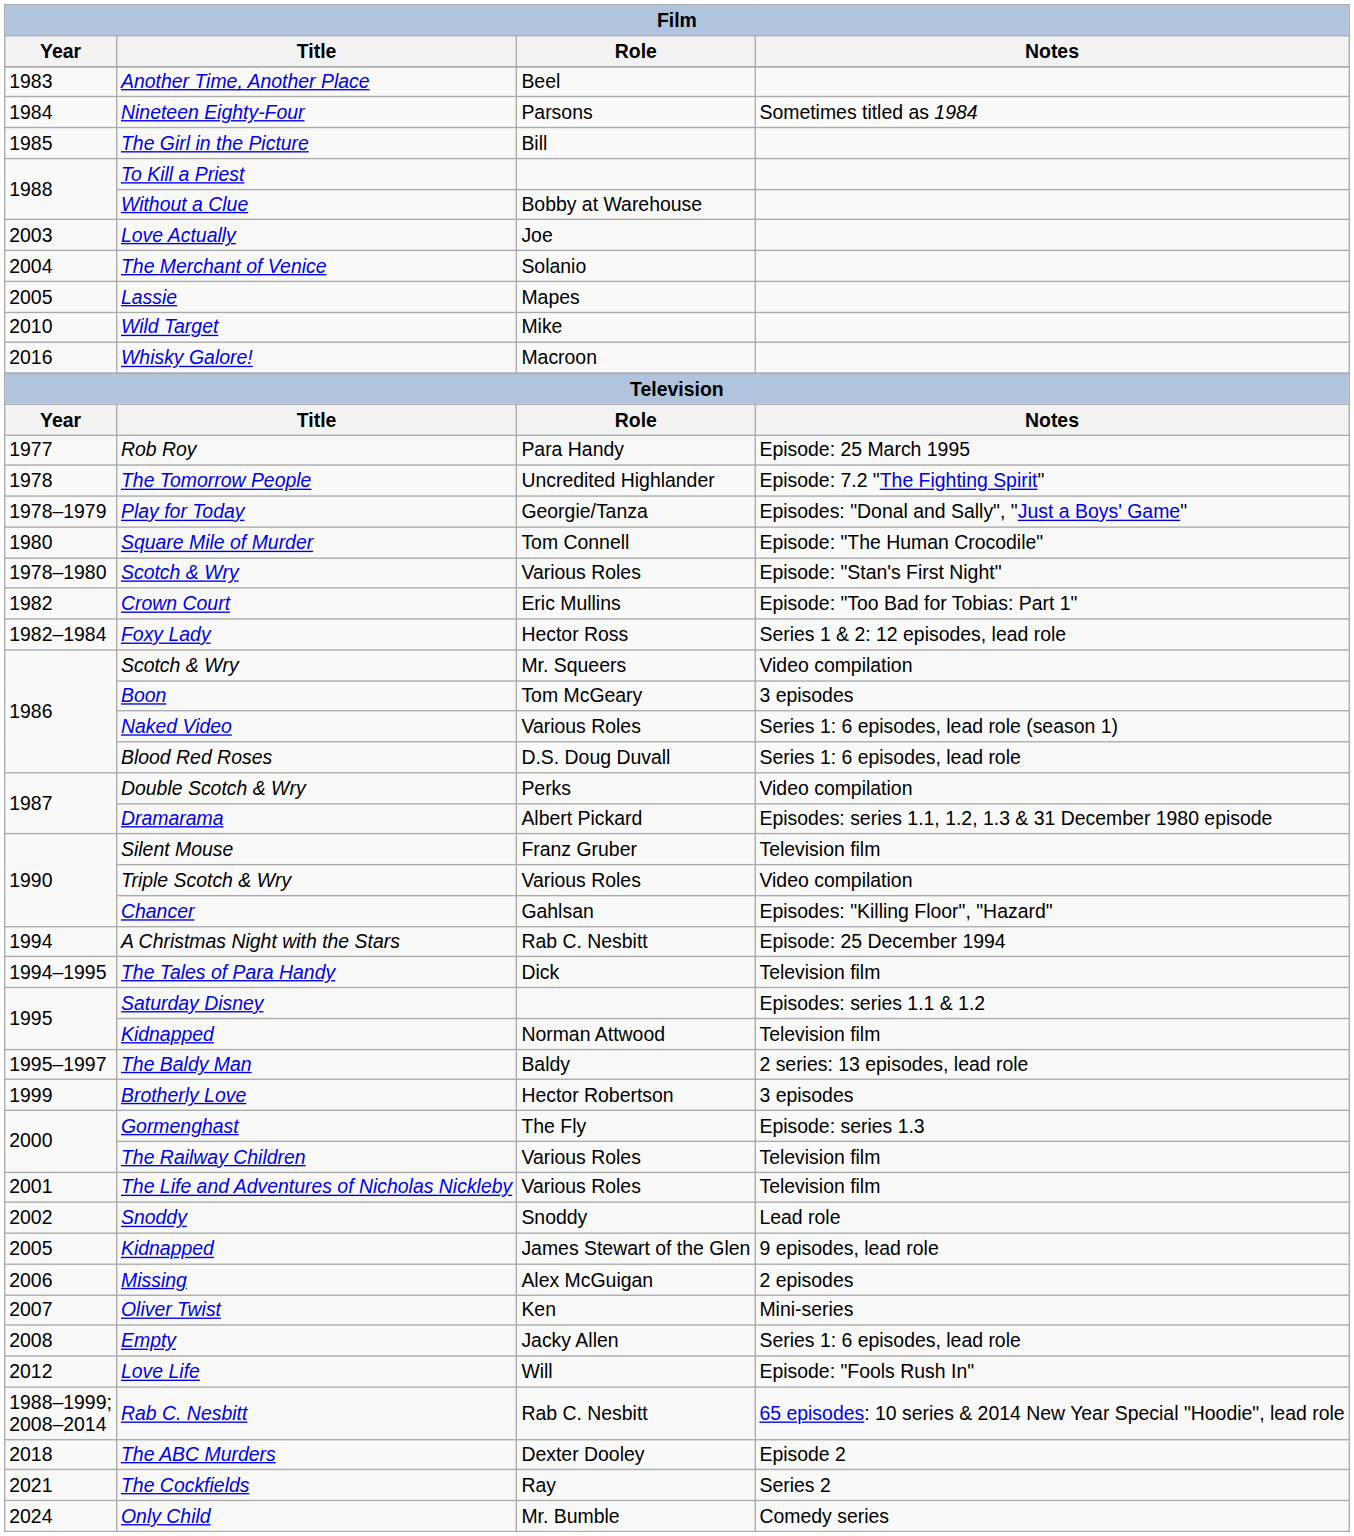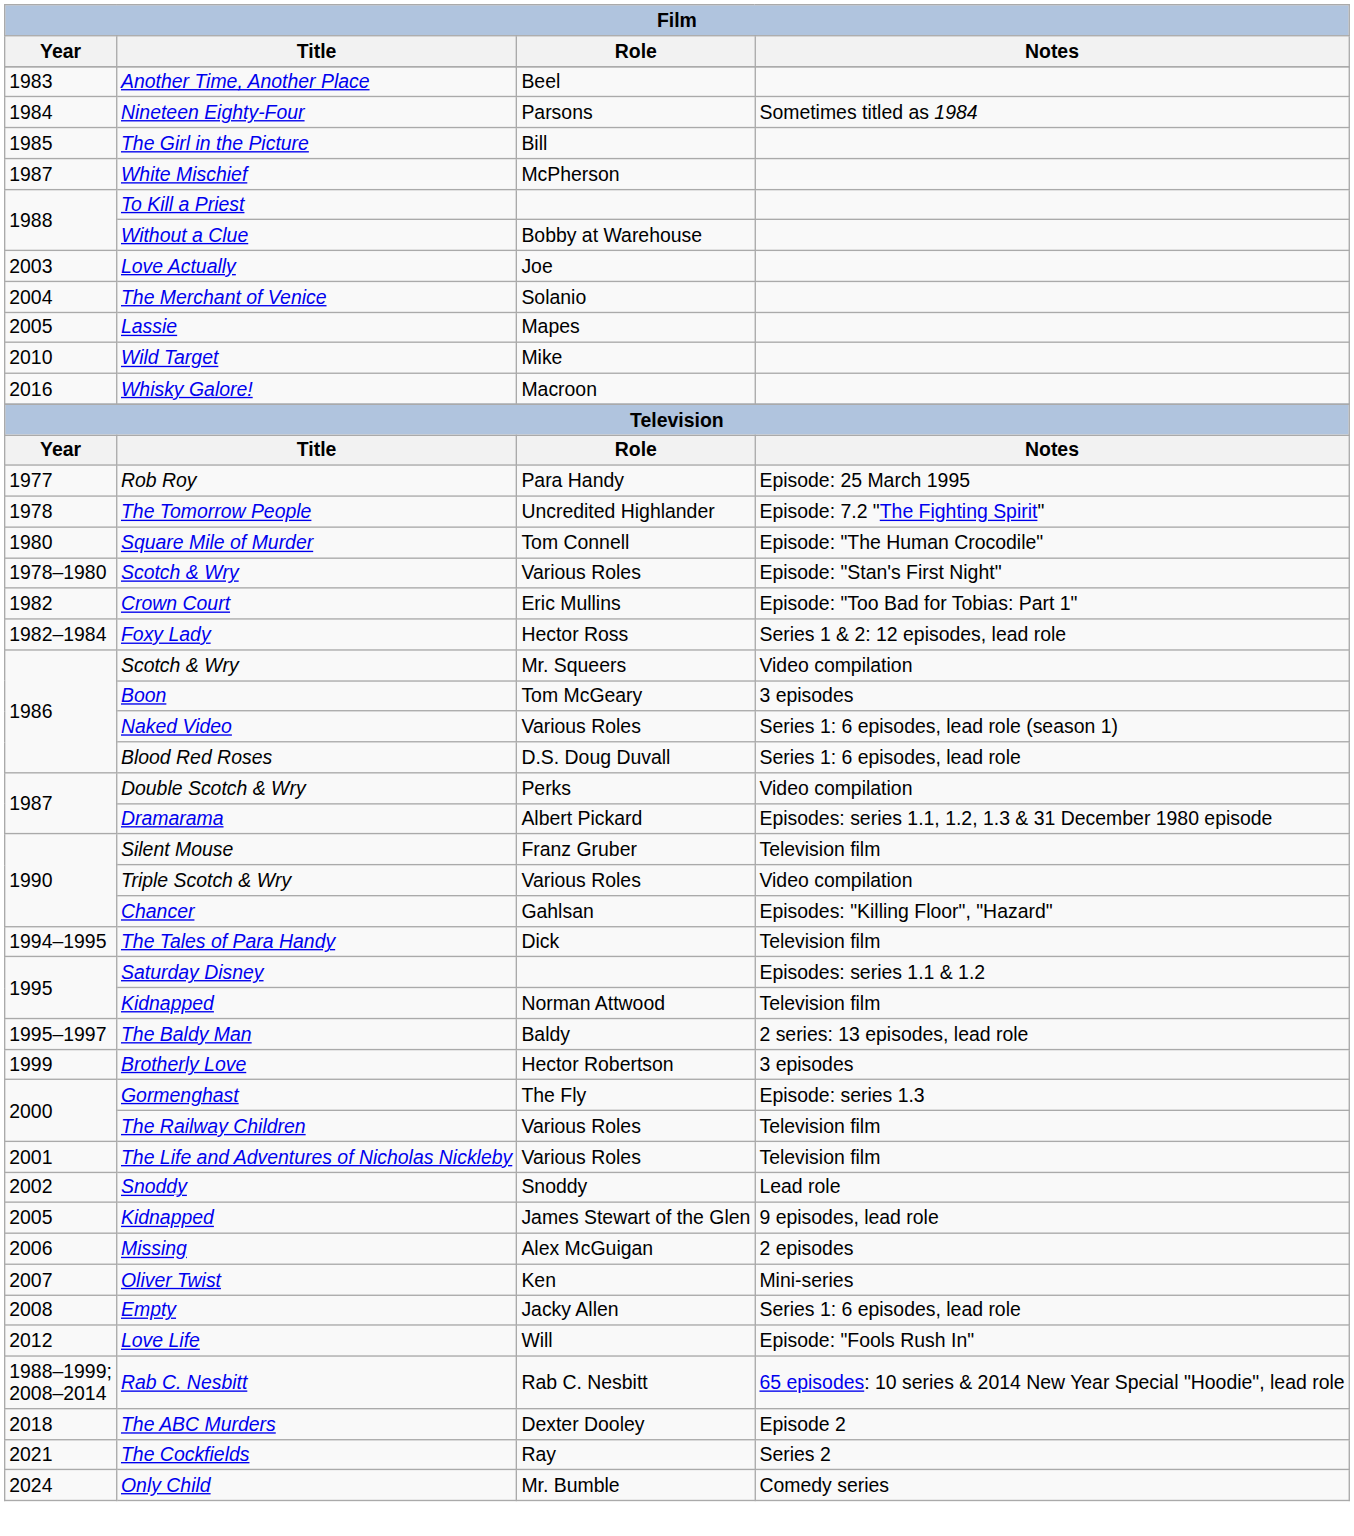+ row: (31, 174)
- row: (58, 512)
- row: (31, 942)
